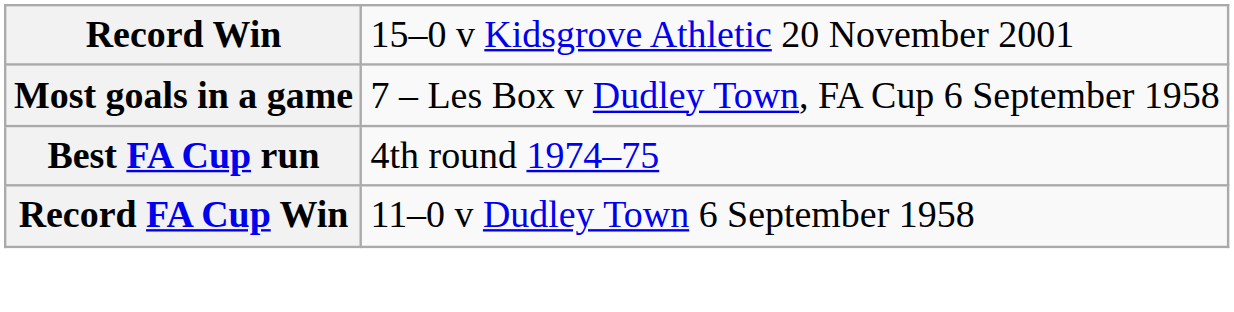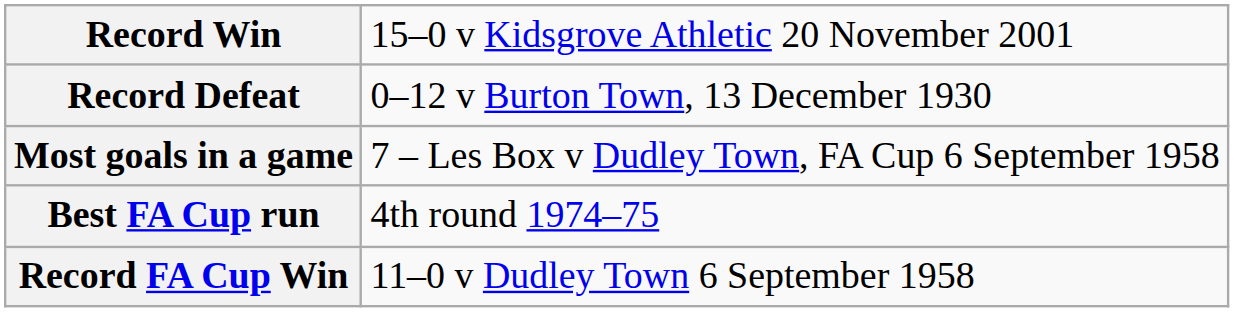+ row: (184, 94)
